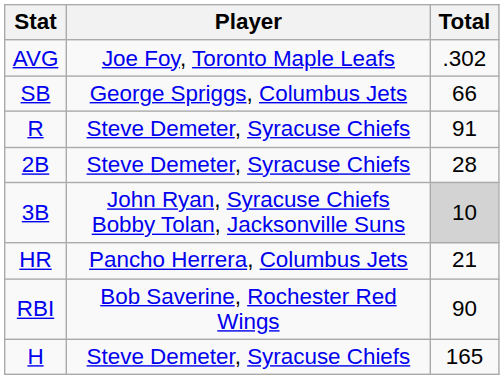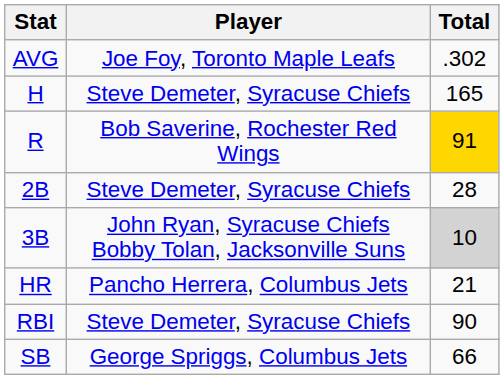rows swapped: (36, 356) <-> (36, 93)
(248, 128) Steve Demeter, Syracuse Chiefs -> (248, 141) Bob Saverine, Rochester Red Wings
(464, 128) no background -> (464, 141) gold background
(248, 308) Bob Saverine, Rochester Red Wings -> (248, 321) Steve Demeter, Syracuse Chiefs
